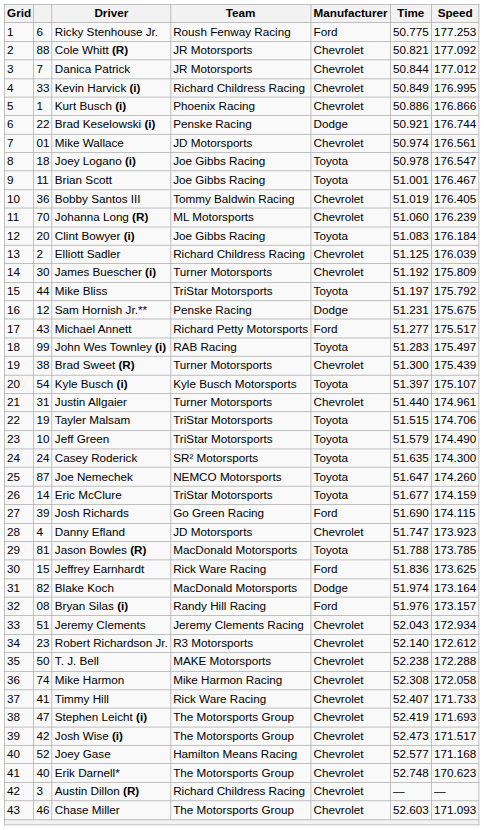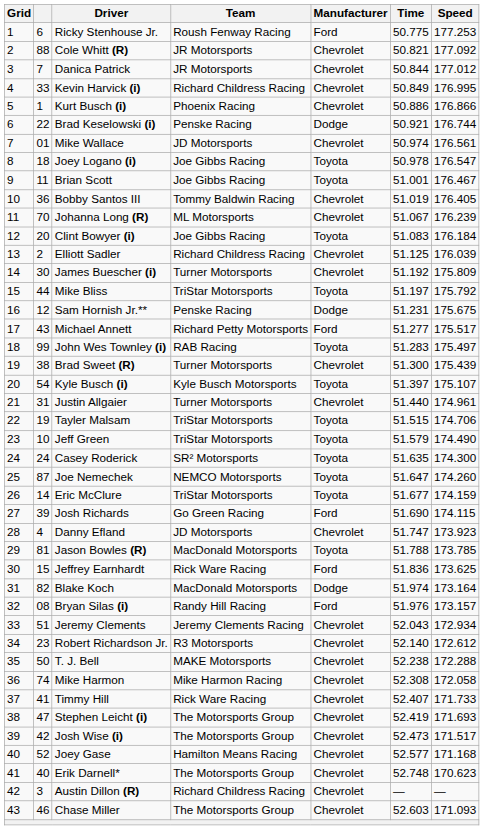(411, 217) 51.060 -> (411, 217) 51.067
